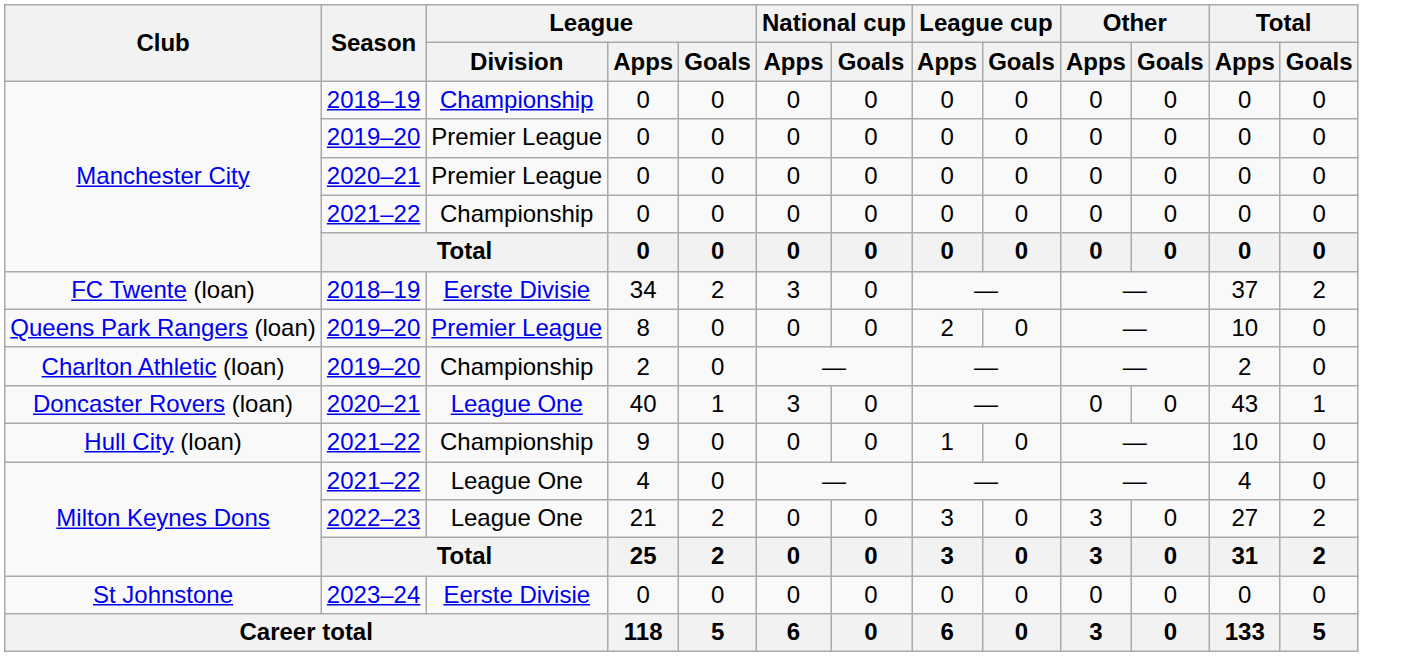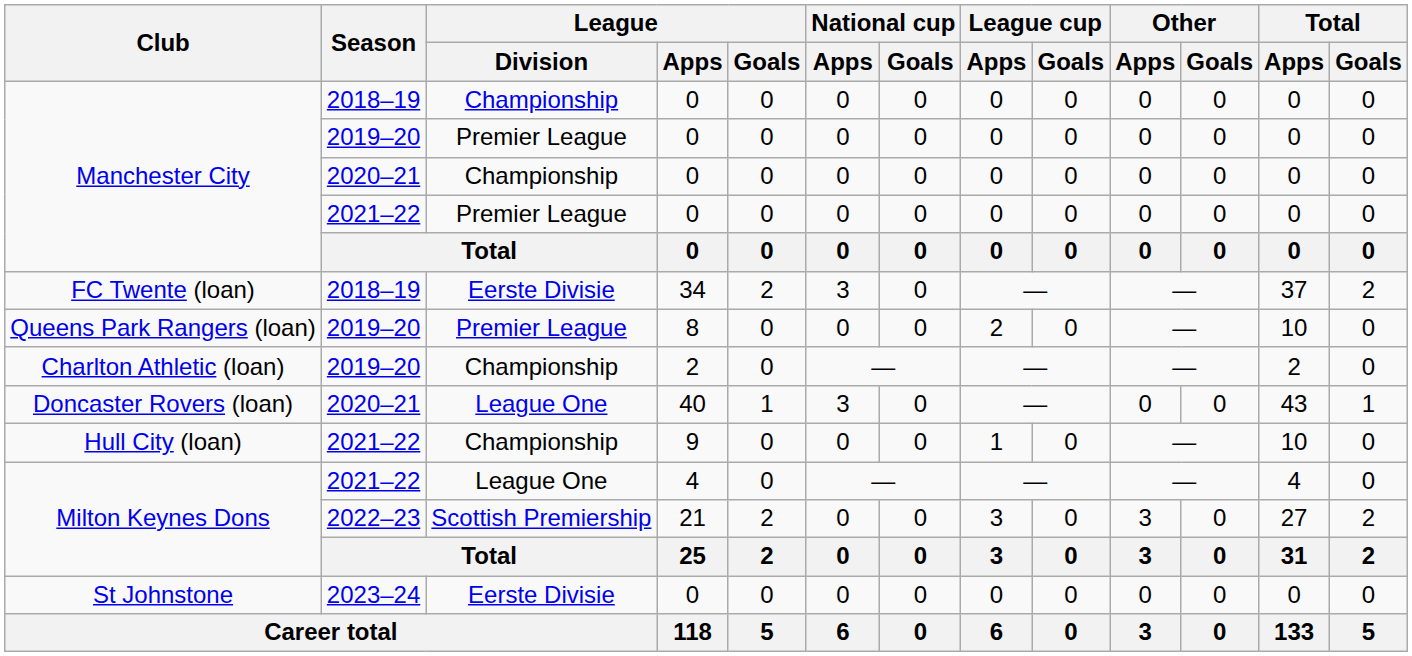(517, 175) Premier League -> (541, 175) Championship
(517, 213) Championship -> (541, 213) Premier League
(517, 518) League One -> (541, 518) Scottish Premiership
